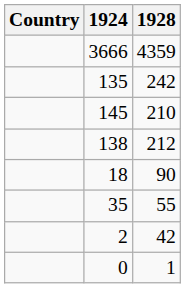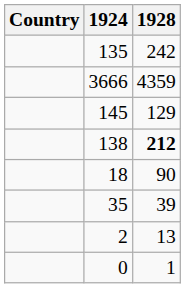rows swapped: (108, 50) <-> (113, 81)
(161, 112) 210 -> (161, 112) 129
(161, 143) normal -> (161, 143) bold
(166, 205) 55 -> (166, 205) 39
(166, 236) 42 -> (166, 236) 13
